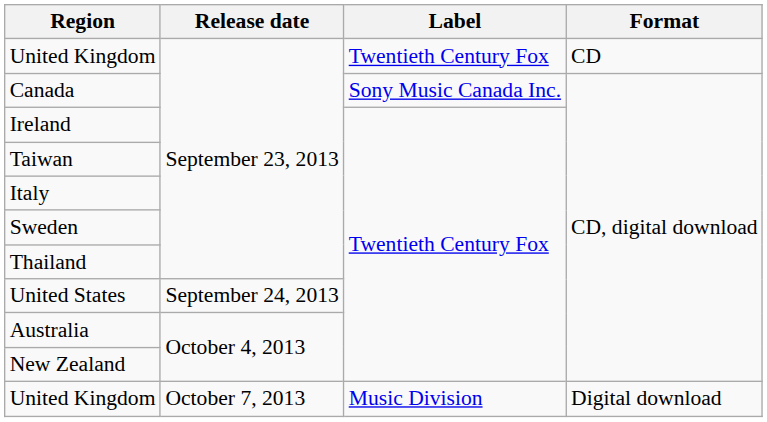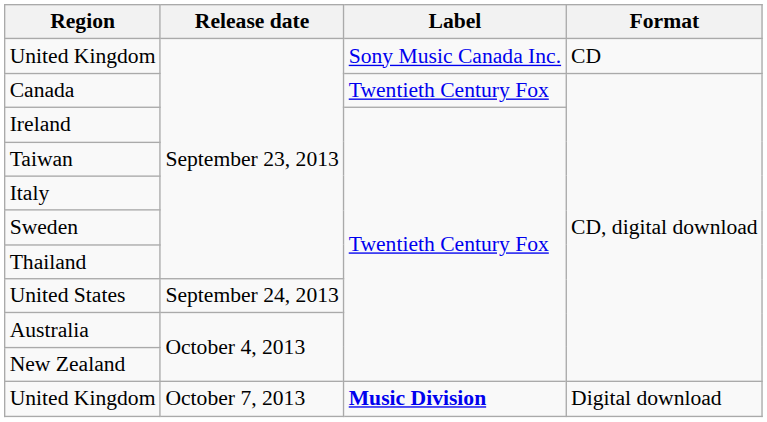(449, 55) Twentieth Century Fox -> (455, 55) Sony Music Canada Inc.
(455, 90) Sony Music Canada Inc. -> (449, 90) Twentieth Century Fox
(416, 398) normal -> (417, 398) bold
